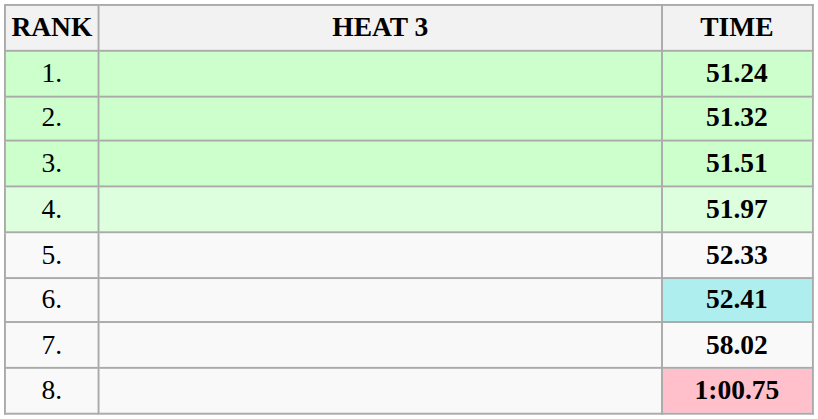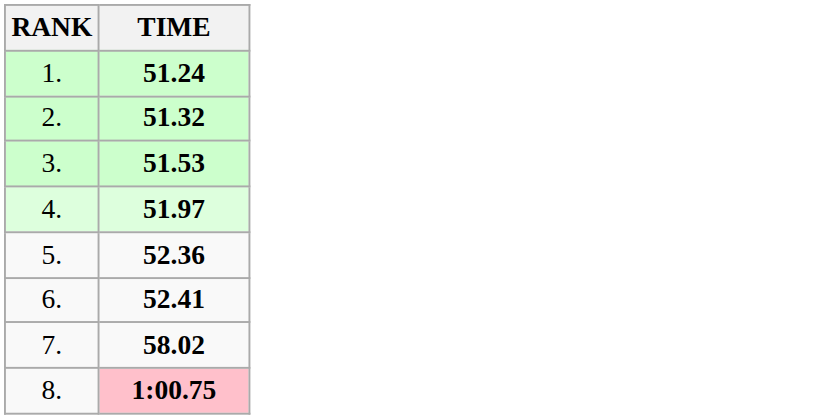- column: (380, 27)
(737, 163) 51.51 -> (174, 163) 51.53
(737, 254) 52.33 -> (174, 254) 52.36
(737, 299) paleturquoise background -> (174, 299) no background
